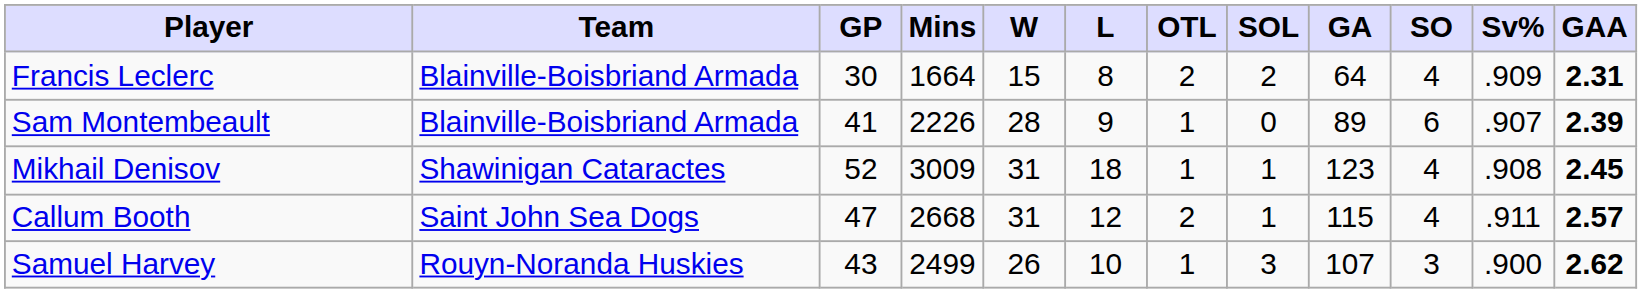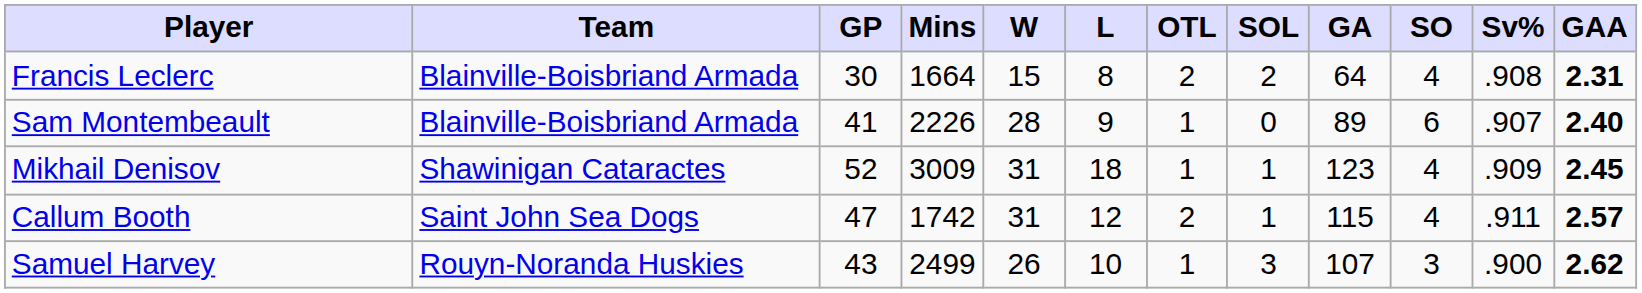(1513, 75) .909 -> (1513, 75) .908
(1595, 122) 2.39 -> (1595, 122) 2.40
(1513, 169) .908 -> (1513, 169) .909
(942, 216) 2668 -> (942, 216) 1742
